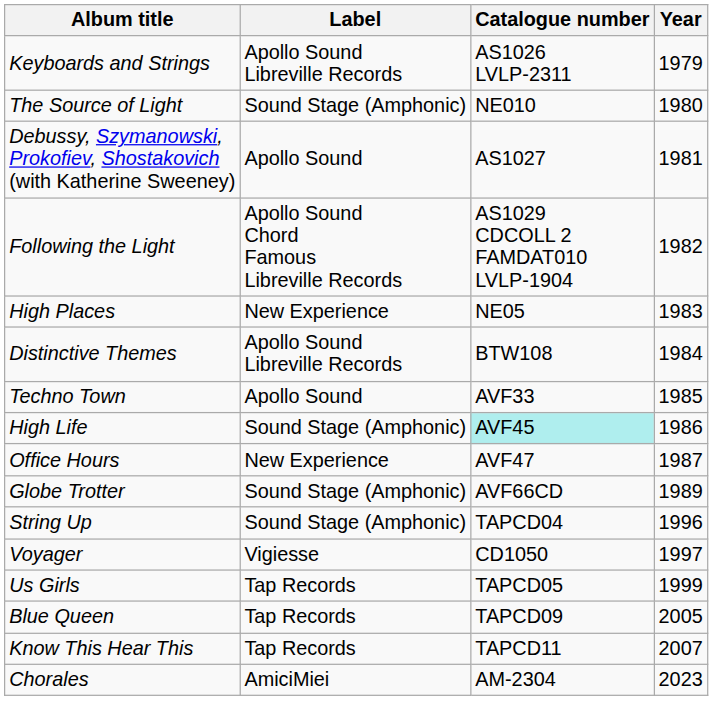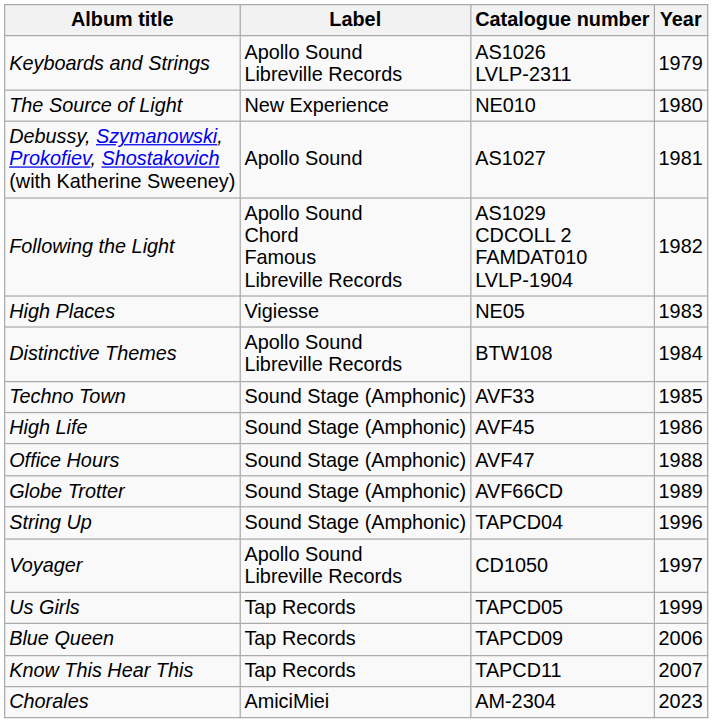(355, 105) Sound Stage (Amphonic) -> (317, 105) New Experience
(317, 311) New Experience -> (282, 311) Vigiesse
(303, 396) Apollo Sound -> (355, 396) Sound Stage (Amphonic)
(505, 428) paleturquoise background -> (505, 428) no background
(317, 459) New Experience -> (355, 459) Sound Stage (Amphonic)
(681, 459) 1987 -> (681, 459) 1988
(282, 554) Vigiesse -> (323, 565) Apollo Sound Libreville Records
(681, 616) 2005 -> (681, 639) 2006
